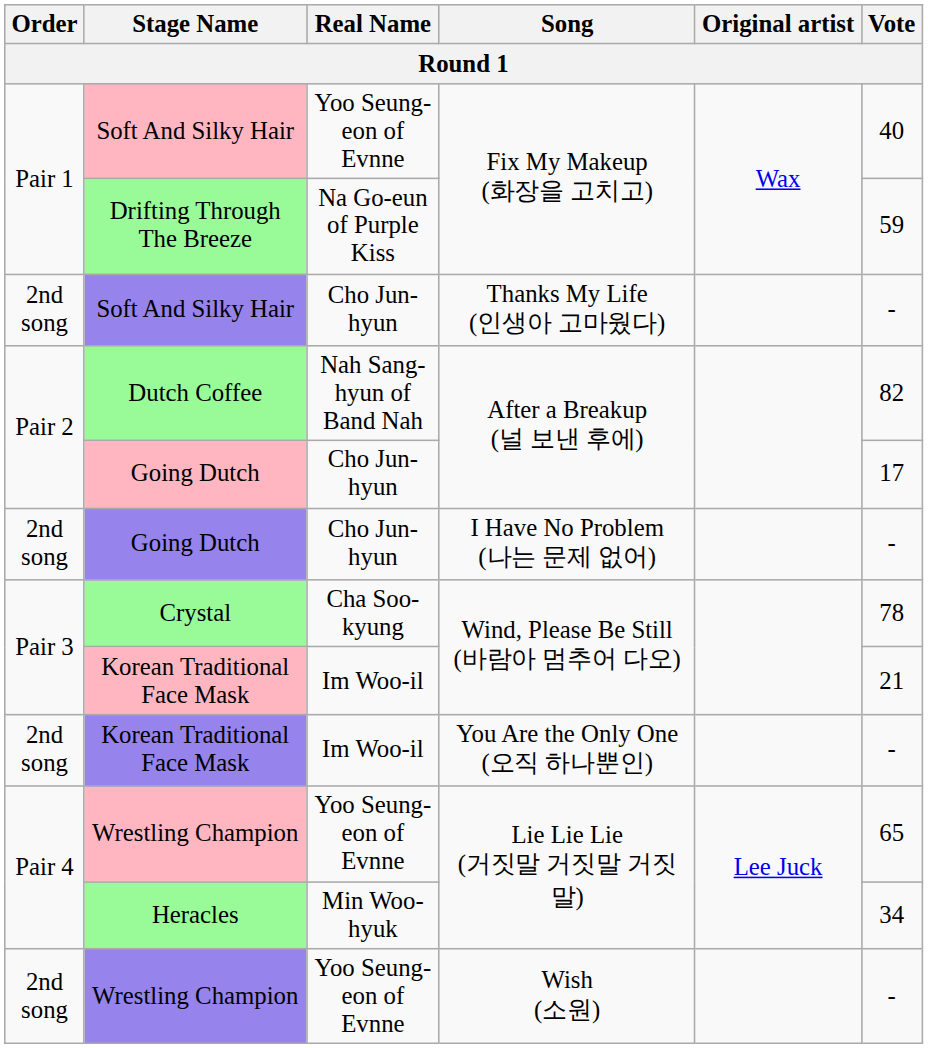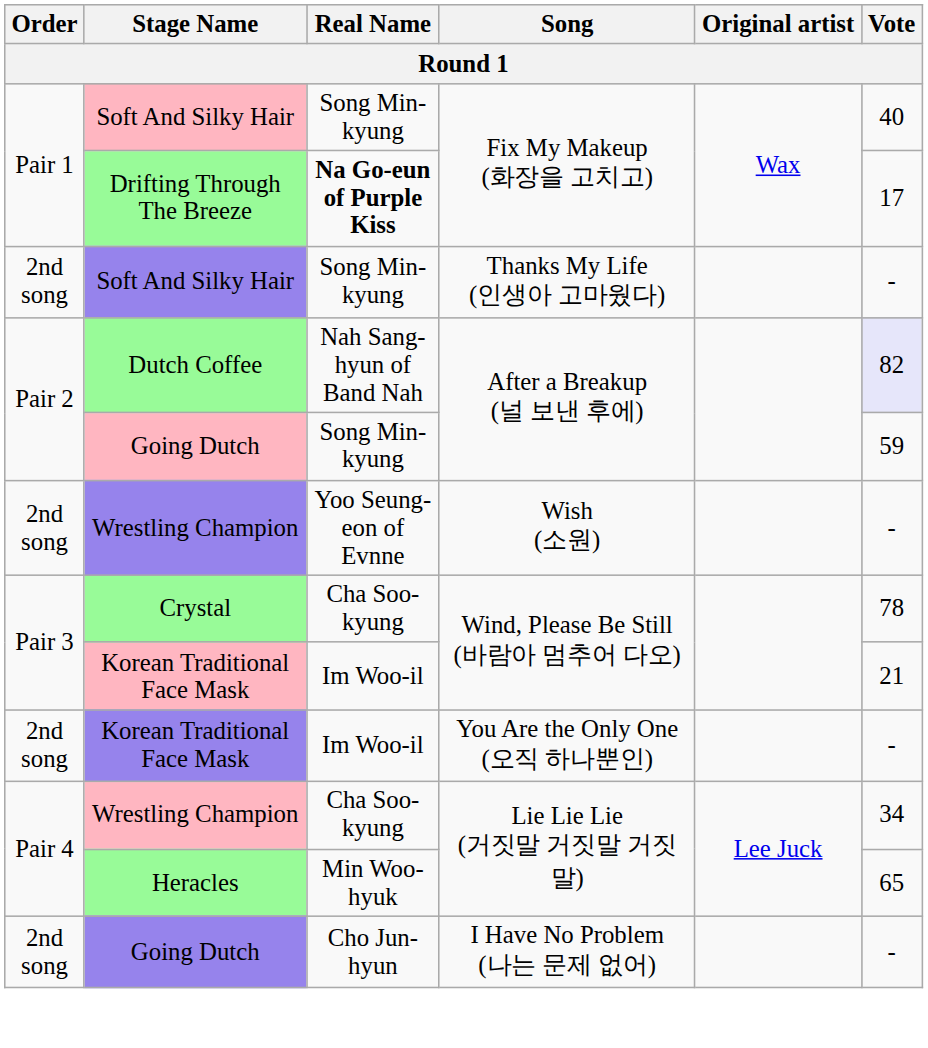(373, 130) Yoo Seung-eon of Evnne -> (373, 116) Song Min-kyung
(373, 225) normal -> (373, 197) bold
(892, 225) 59 -> (892, 197) 17
(373, 309) Cho Jun-hyun -> (373, 281) Song Min-kyung
(892, 392) no background -> (892, 364) lavender background
(373, 474) Cho Jun-hyun -> (373, 446) Song Min-kyung
(892, 474) 17 -> (892, 446) 59
rows swapped: (195, 543) <-> (195, 995)
(373, 833) Yoo Seung-eon of Evnne -> (373, 814) Cha Soo-kyung
(892, 833) 65 -> (892, 814) 34
(892, 914) 34 -> (892, 882) 65
